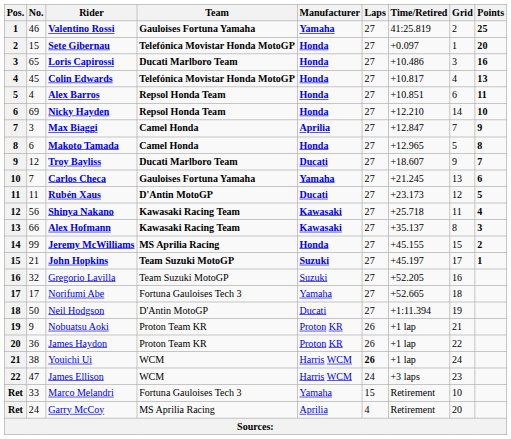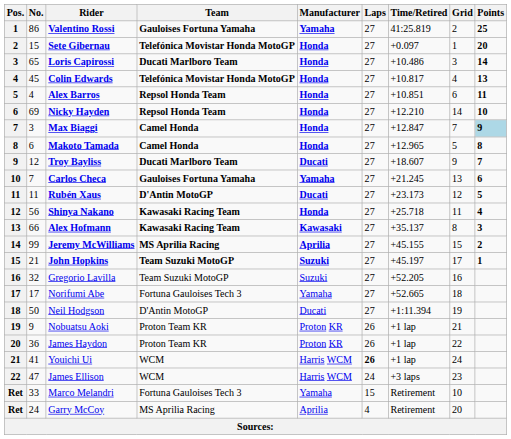(34, 29) 46 -> (34, 29) 86
(482, 62) 16 -> (482, 62) 14
(315, 128) Aprilia -> (314, 128) Honda
(480, 128) no background -> (480, 128) lightblue background
(321, 211) Kawasaki -> (314, 211) Honda
(314, 244) Honda -> (315, 244) Aprilia
(34, 360) 38 -> (34, 360) 41
